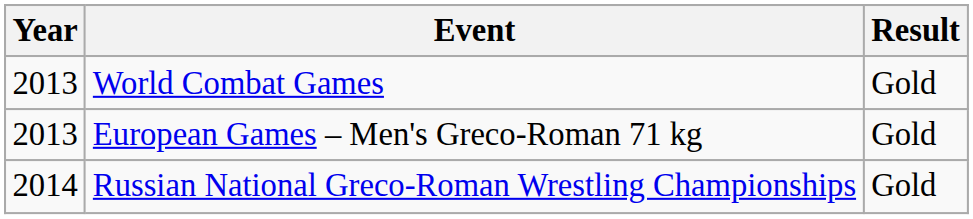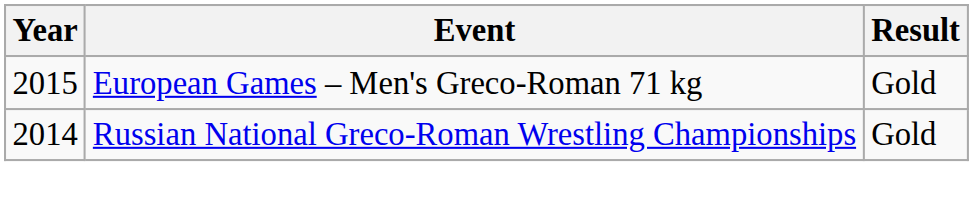- row: (238, 82)
(45, 133) 2013 -> (45, 82) 2015
